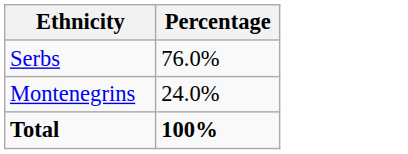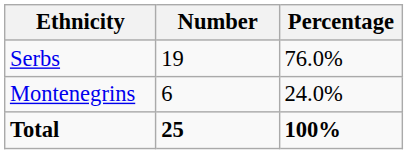+ column: (218, 22)
